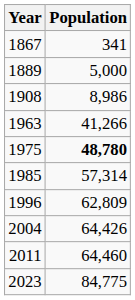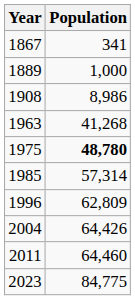(108, 70) 5,000 -> (108, 70) 1,000
(104, 123) 41,266 -> (104, 123) 41,268
